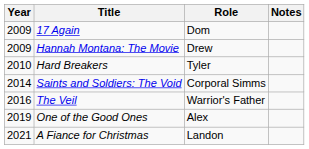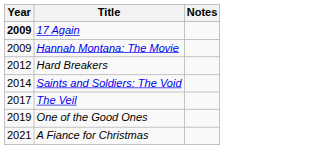- column: (226, 13)
(19, 30) normal -> (19, 30) bold
(19, 65) 2010 -> (19, 65) 2012
(19, 100) 2016 -> (19, 100) 2017
